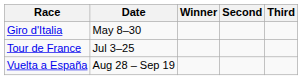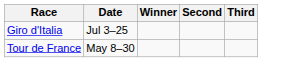(117, 30) May 8–30 -> (107, 30) Jul 3–25
(113, 48) Jul 3–25 -> (110, 48) May 8–30
- row: (47, 65)
